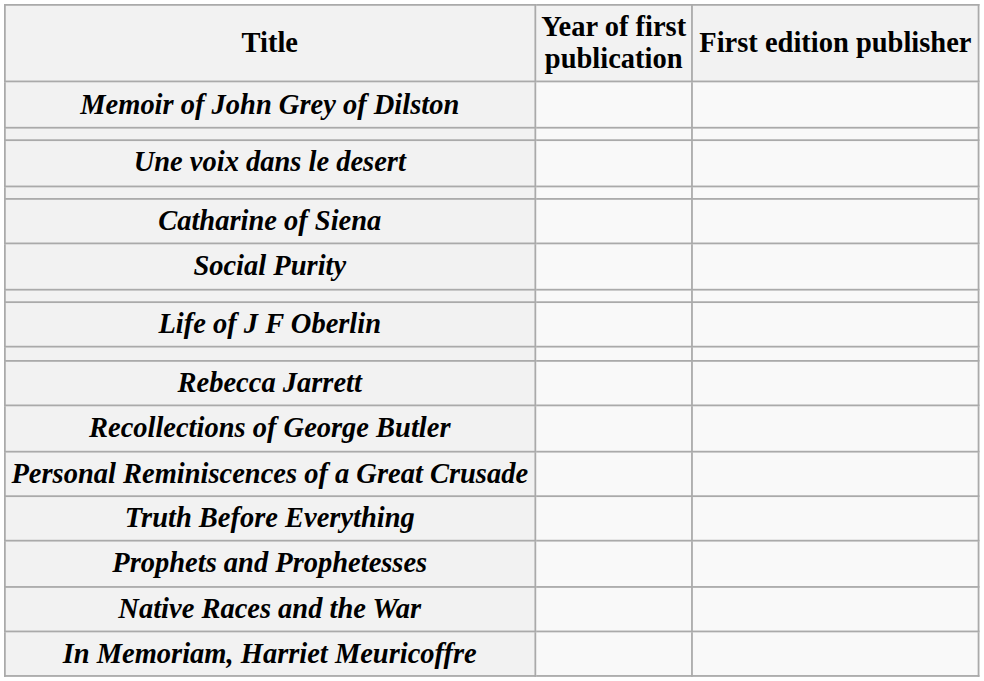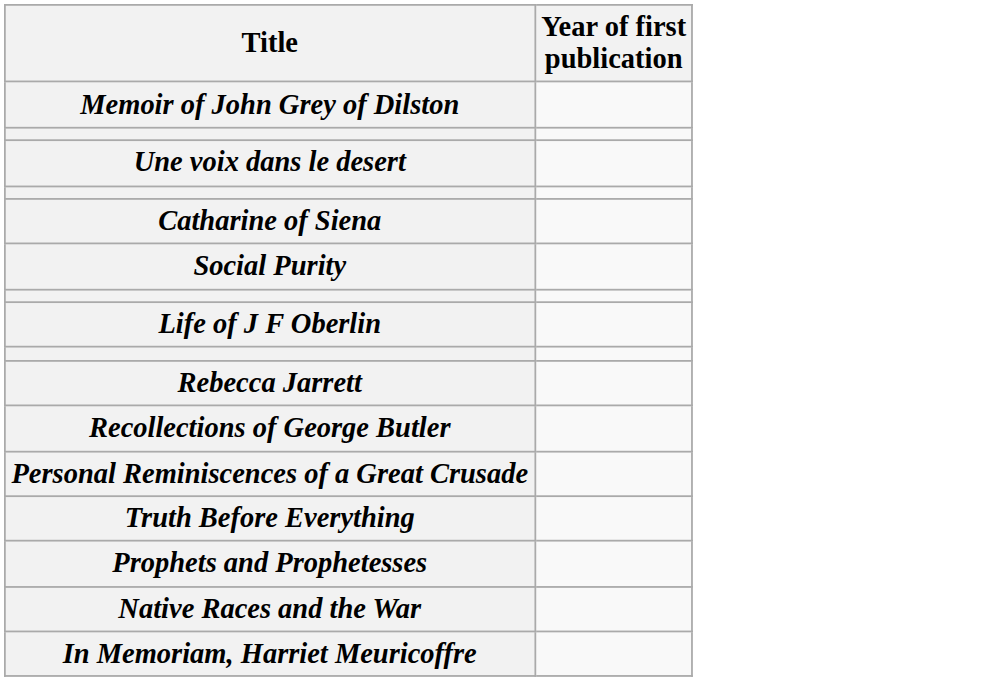- column: (835, 43)
